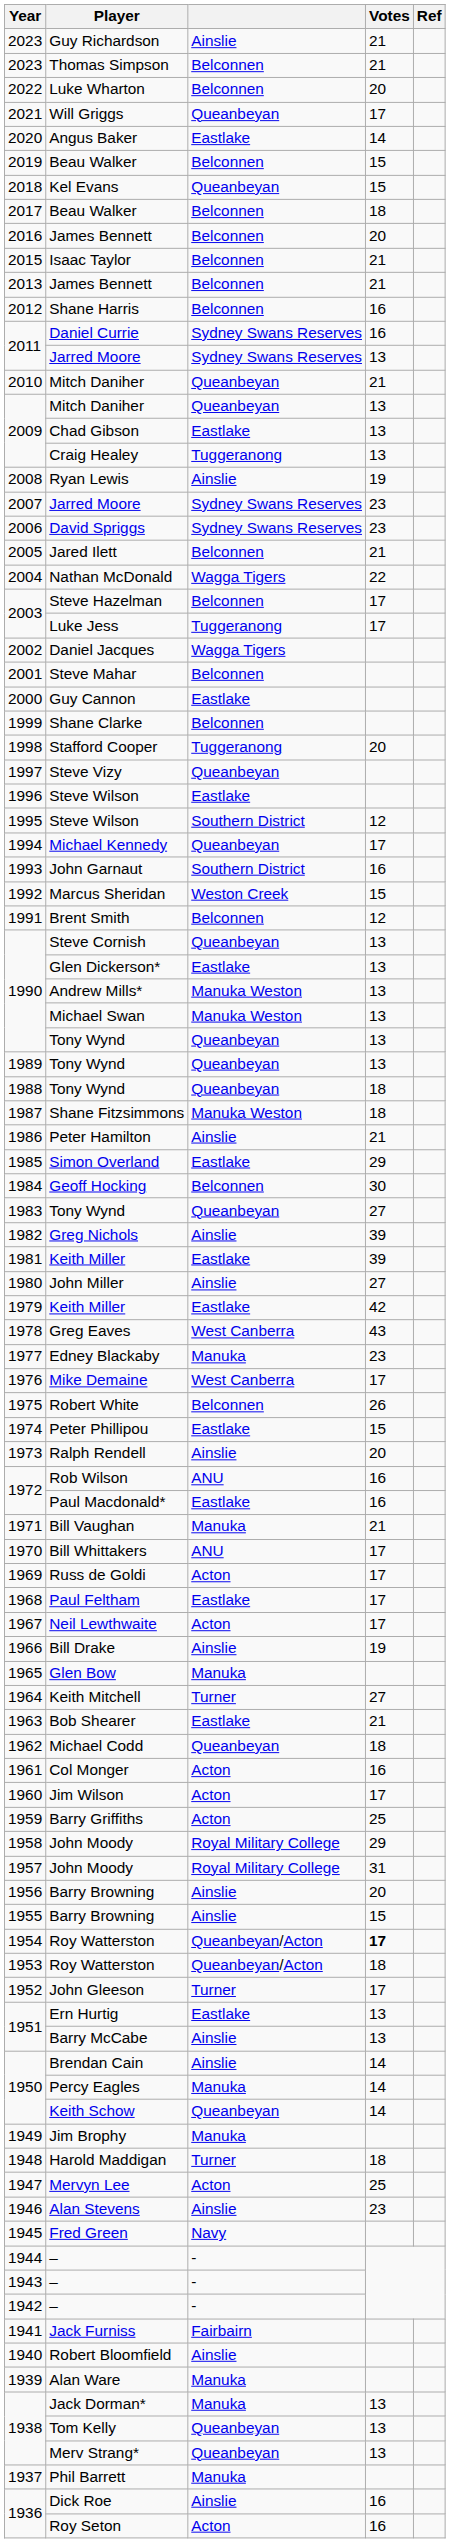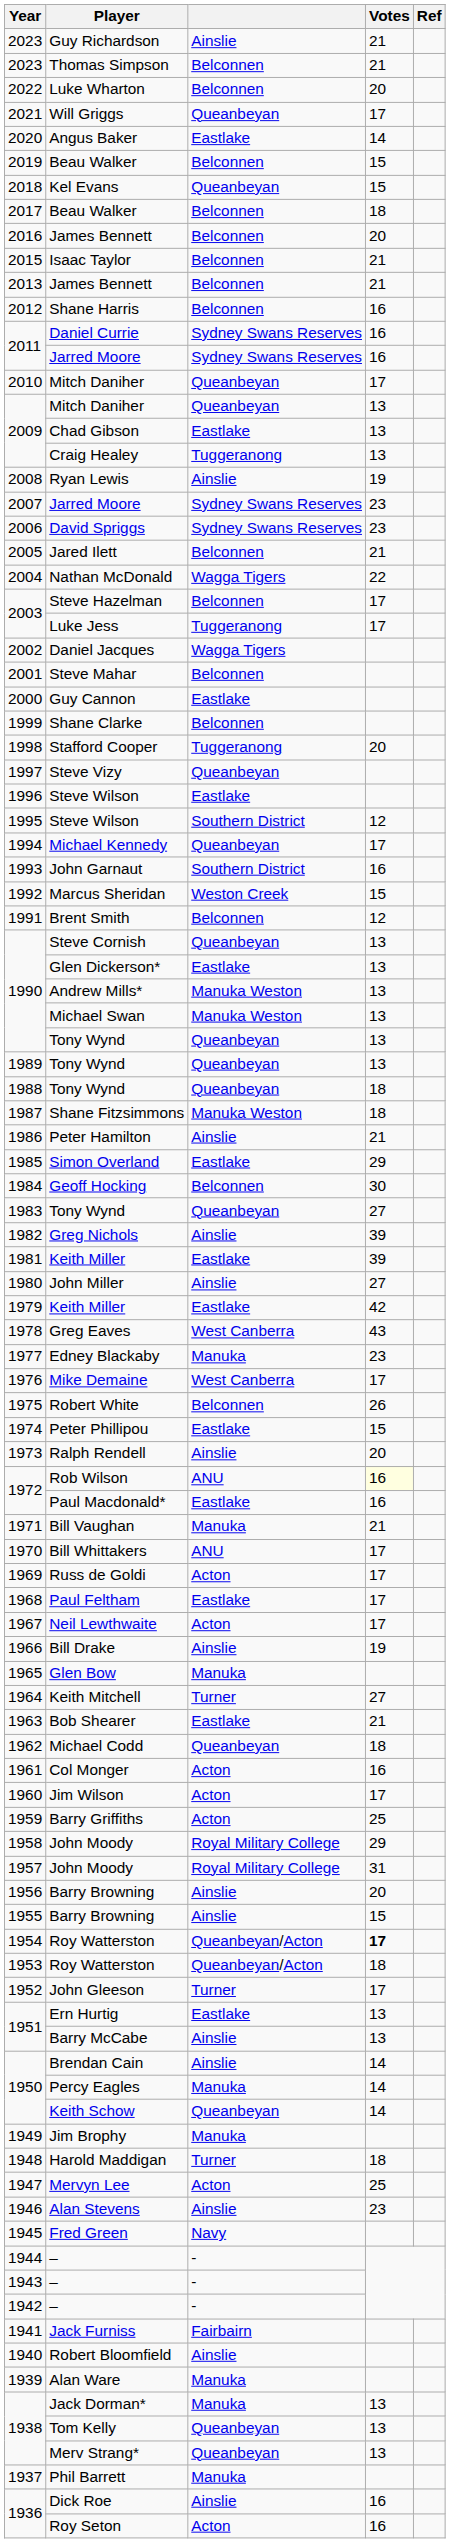(378, 357) 13 -> (378, 357) 16
(378, 382) 21 -> (378, 382) 17
(378, 1478) no background -> (378, 1478) lightyellow background
